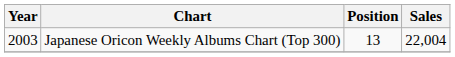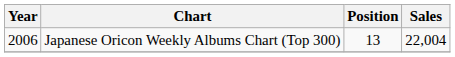(23, 39) 2003 -> (23, 39) 2006
